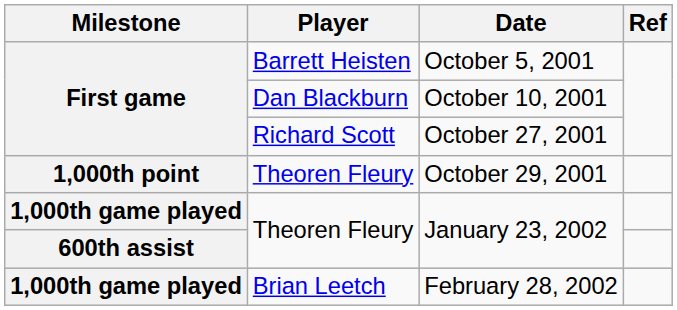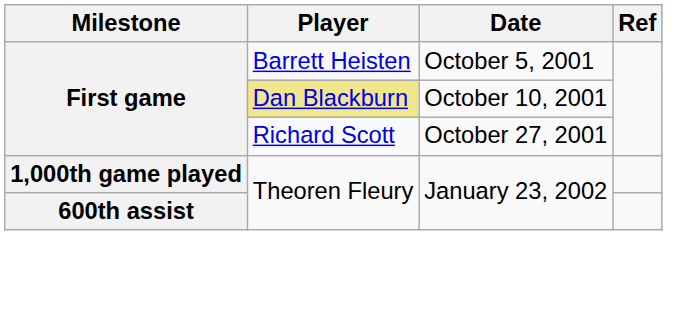(330, 98) no background -> (330, 98) khaki background
- row: (126, 173)
- row: (126, 286)
